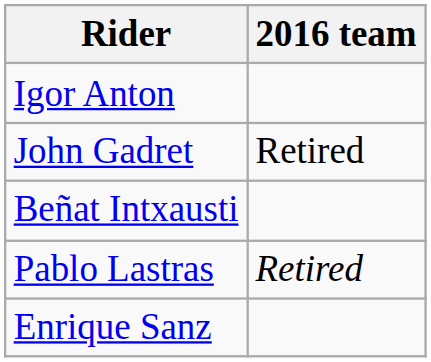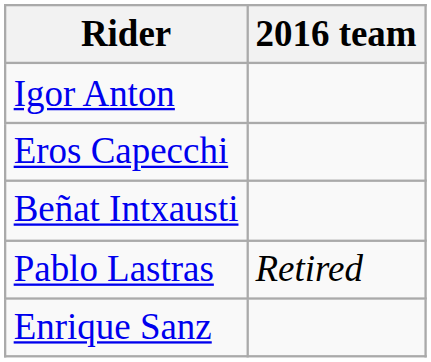+ row: (121, 151)
- row: (103, 151)
